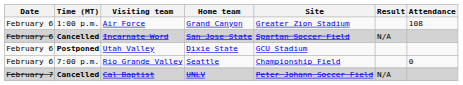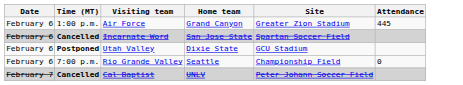- column: (391, 11)
(416, 23) 108 -> (384, 23) 445
